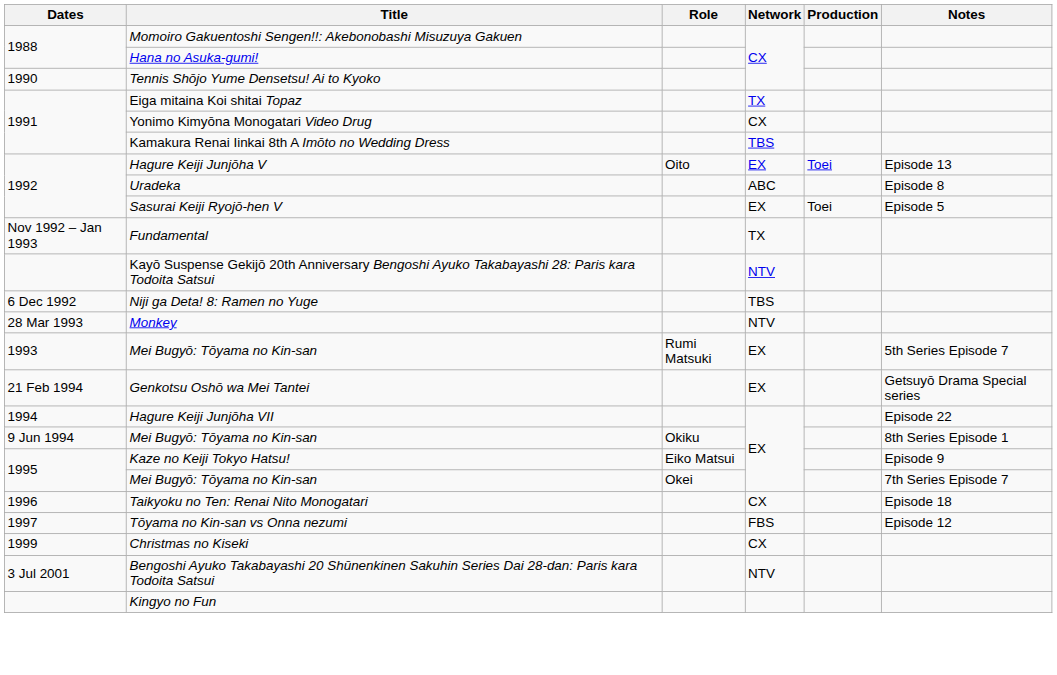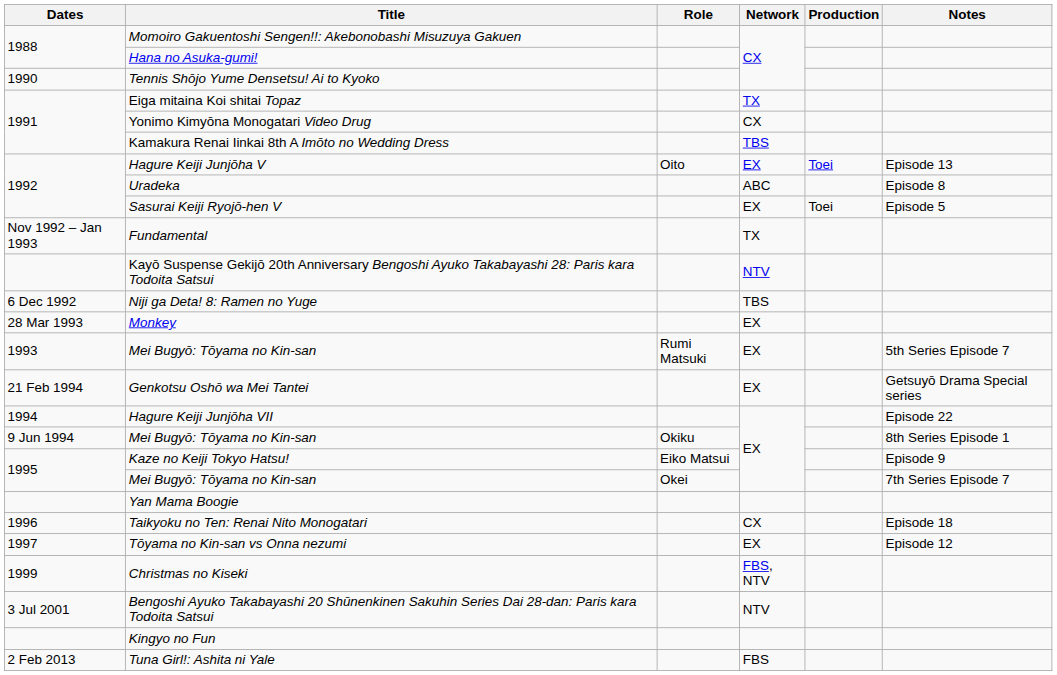(762, 322) NTV -> (752, 322) EX
+ row: (65, 502)
(761, 523) FBS -> (752, 544) EX
(757, 544) CX -> (758, 573) FBS, NTV
+ row: (42, 660)
